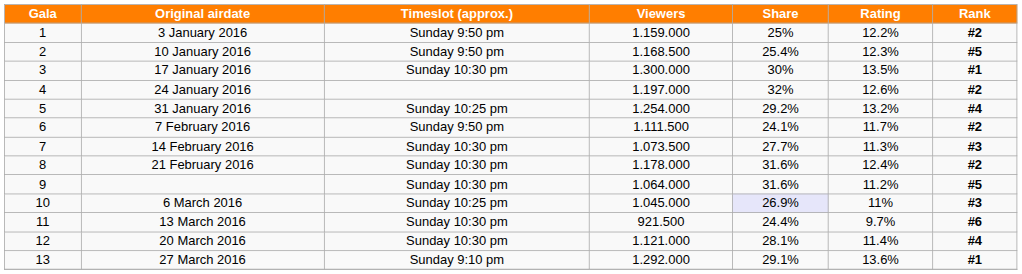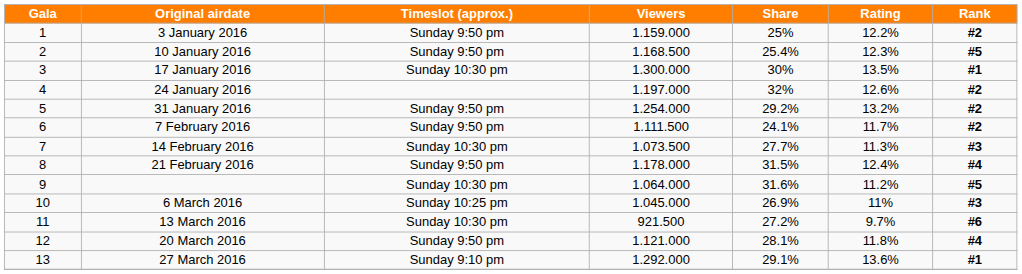(457, 108) Sunday 10:25 pm -> (457, 108) Sunday 9:50 pm
(975, 108) #4 -> (975, 108) #2
(457, 165) Sunday 10:30 pm -> (457, 165) Sunday 9:50 pm
(781, 165) 31.6% -> (781, 165) 31.5%
(975, 165) #2 -> (975, 165) #4
(781, 203) lavender background -> (781, 203) no background
(781, 222) 24.4% -> (781, 222) 27.2%
(457, 241) Sunday 10:30 pm -> (457, 241) Sunday 9:50 pm
(881, 241) 11.4% -> (881, 241) 11.8%
